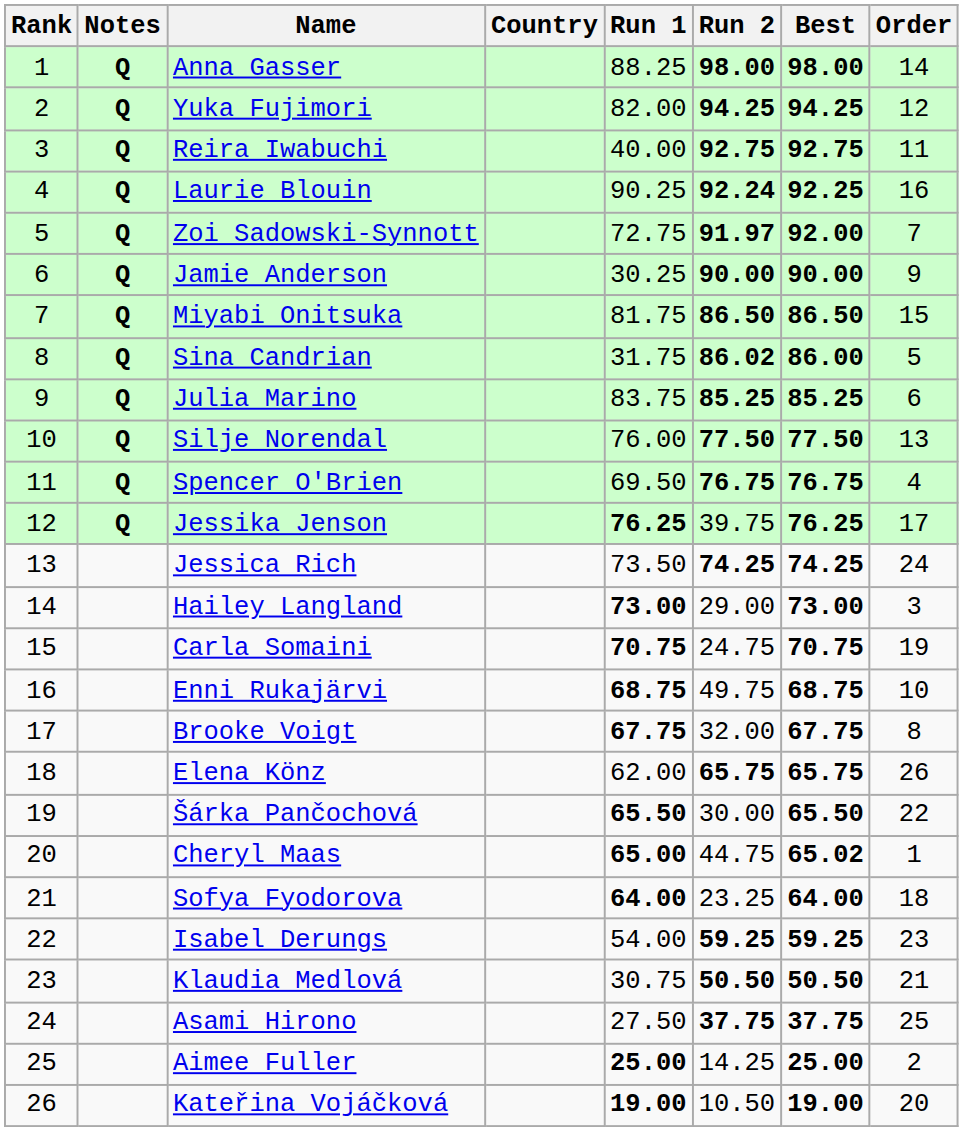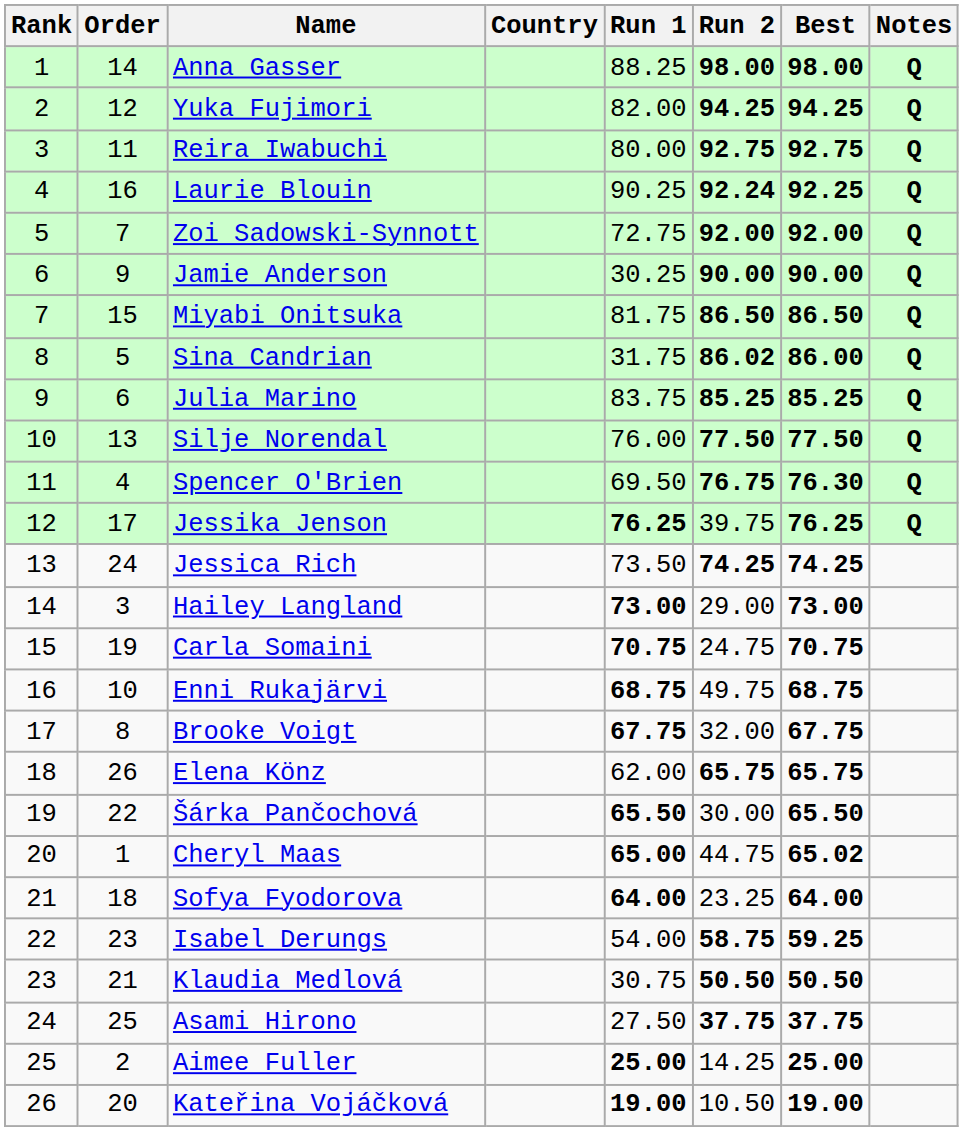columns swapped: (914, 26) <-> (123, 26)
(648, 150) 40.00 -> (648, 150) 80.00
(737, 233) 91.97 -> (737, 233) 92.00
(826, 483) 76.75 -> (826, 483) 76.30
(737, 939) 59.25 -> (737, 939) 58.75
